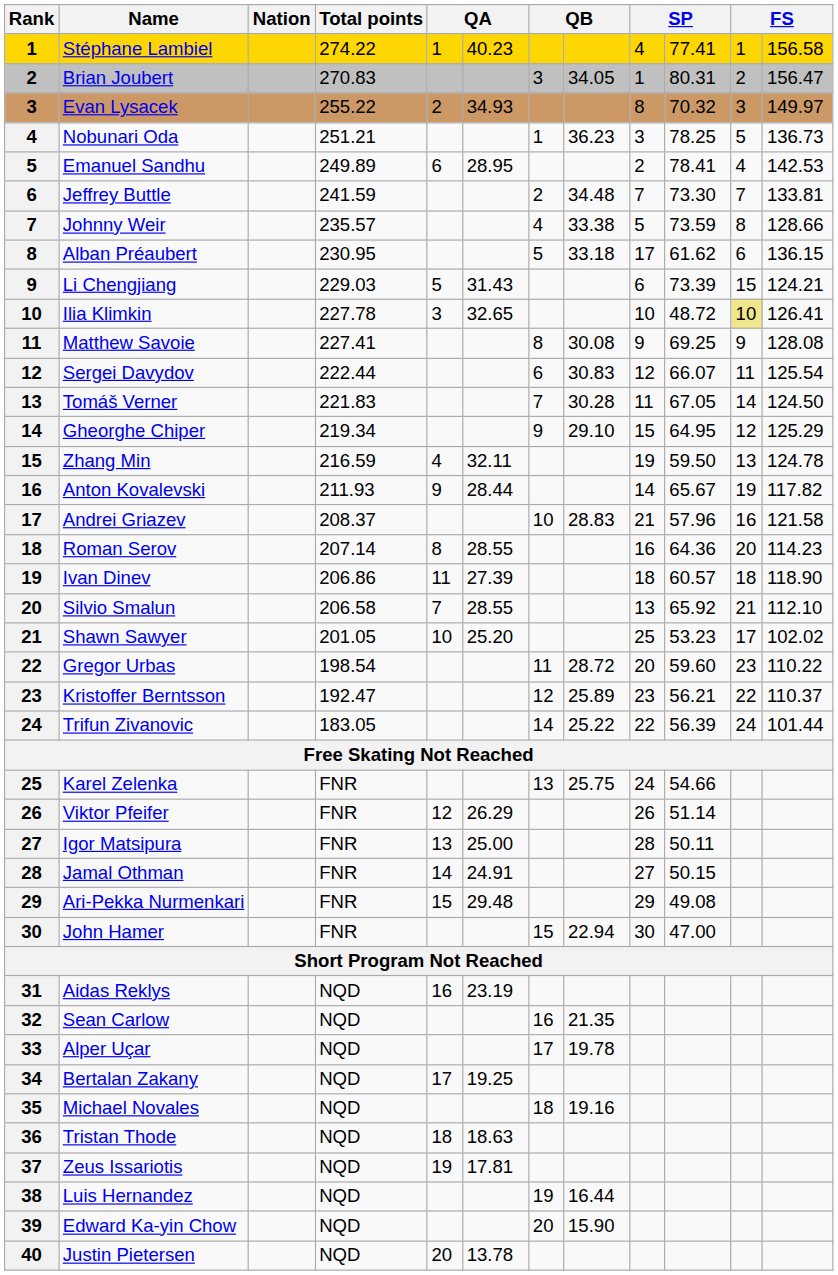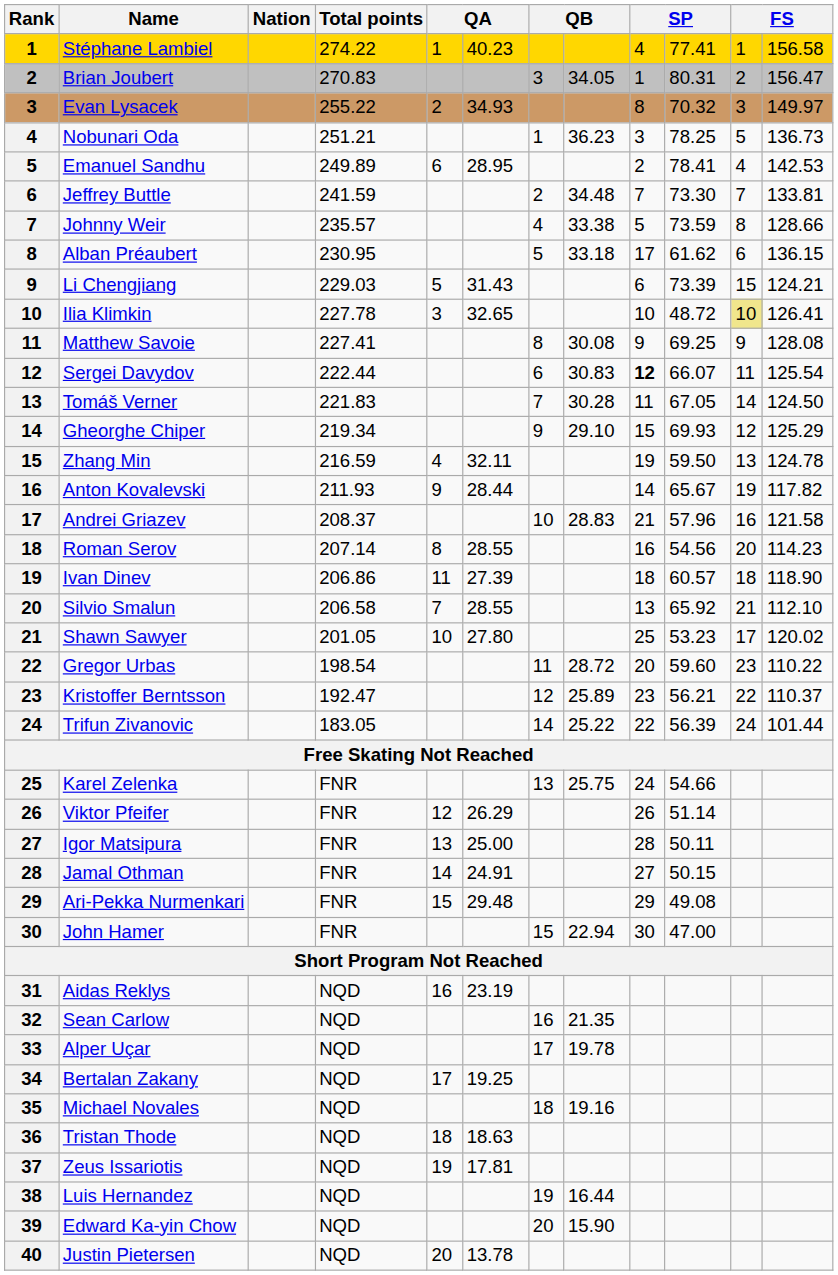(645, 372) normal -> (645, 372) bold
(693, 431) 64.95 -> (693, 431) 69.93
(693, 549) 64.36 -> (693, 549) 54.56
(490, 637) 25.20 -> (490, 637) 27.80
(795, 637) 102.02 -> (795, 637) 120.02
